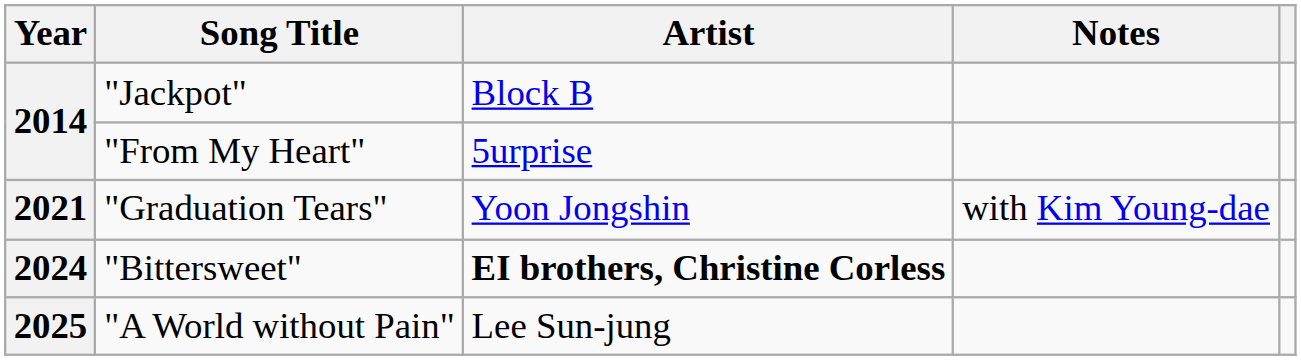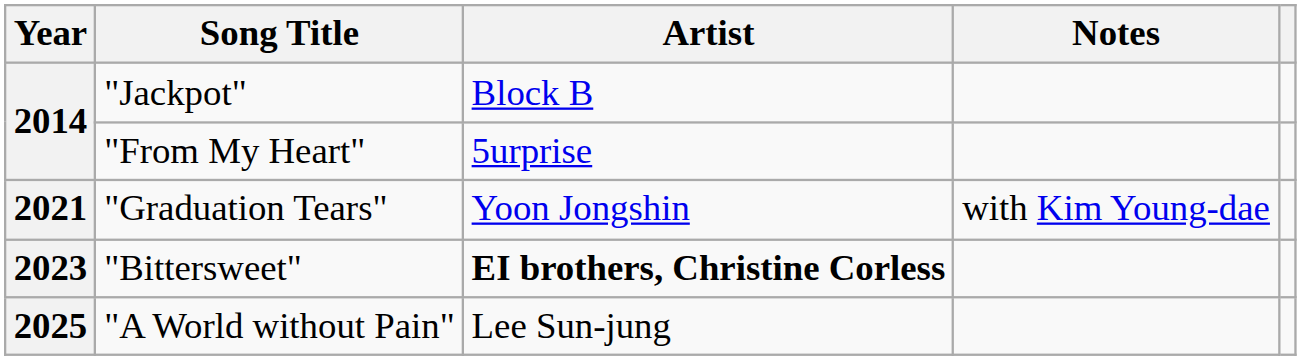(50, 267) 2024 -> (50, 267) 2023
